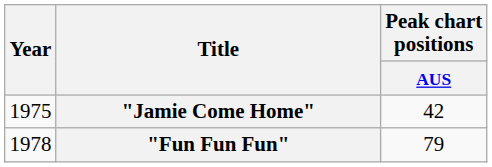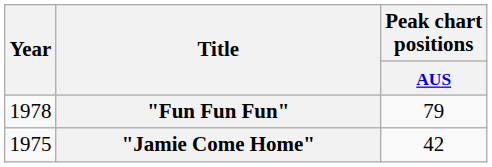rows swapped: (218, 111) <-> (218, 144)
